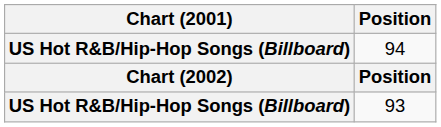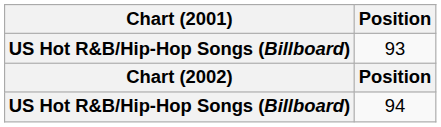rows swapped: (395, 48) <-> (395, 106)
